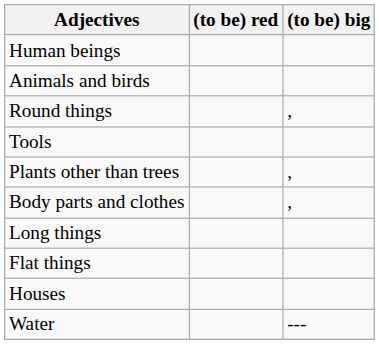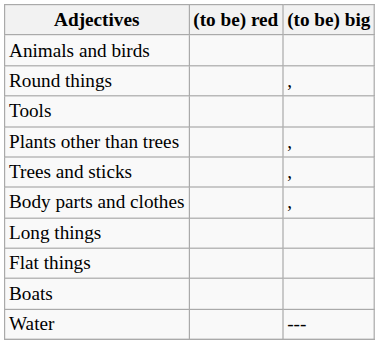- row: (65, 50)
+ row: (71, 171)
- row: (37, 293)
+ row: (31, 293)
